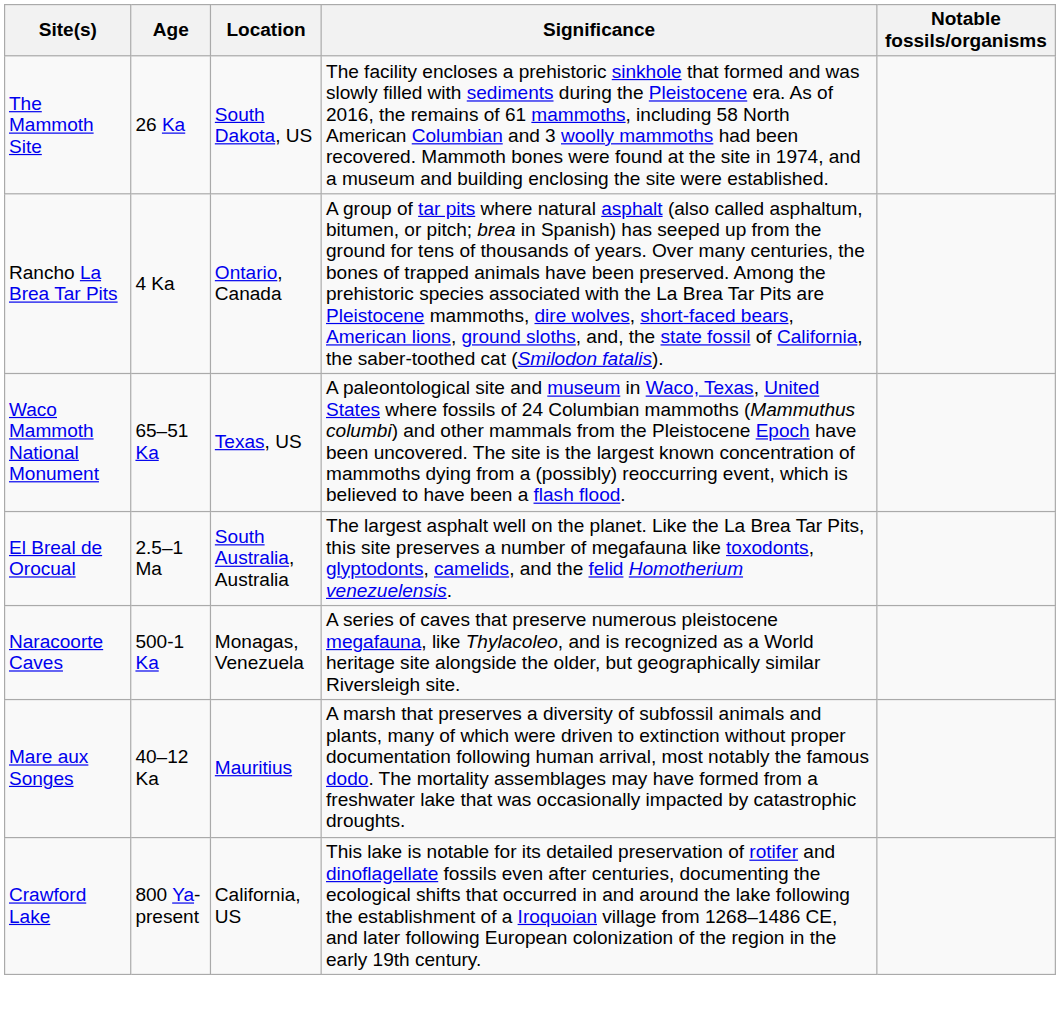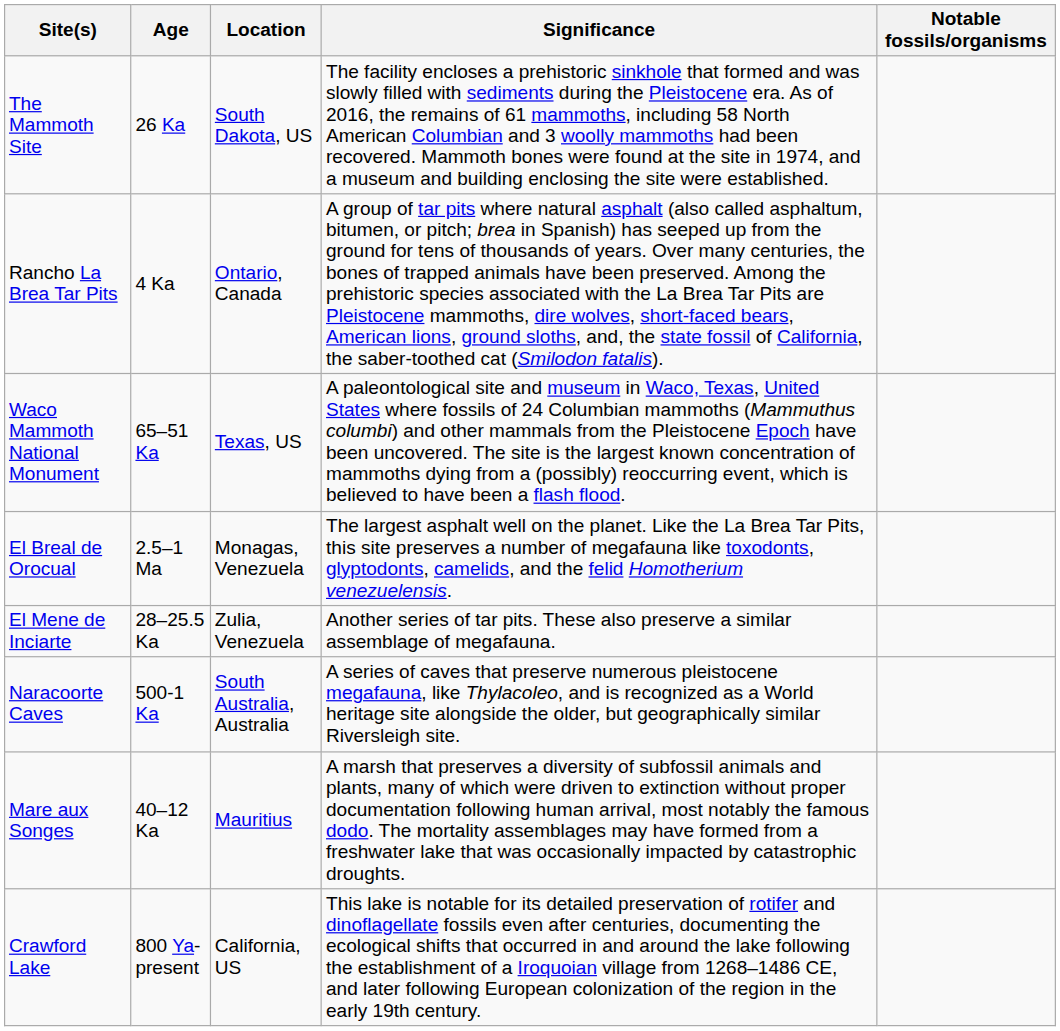(255, 558) South Australia, Australia -> (259, 558) Monagas, Venezuela
+ row: (57, 631)
(259, 652) Monagas, Venezuela -> (255, 704) South Australia, Australia
